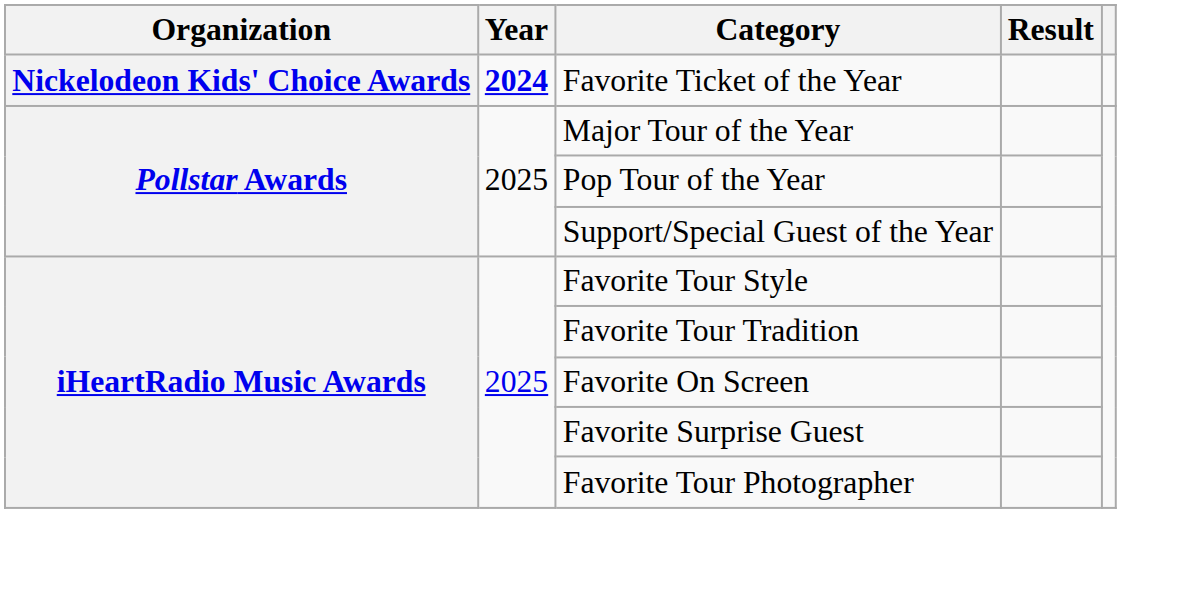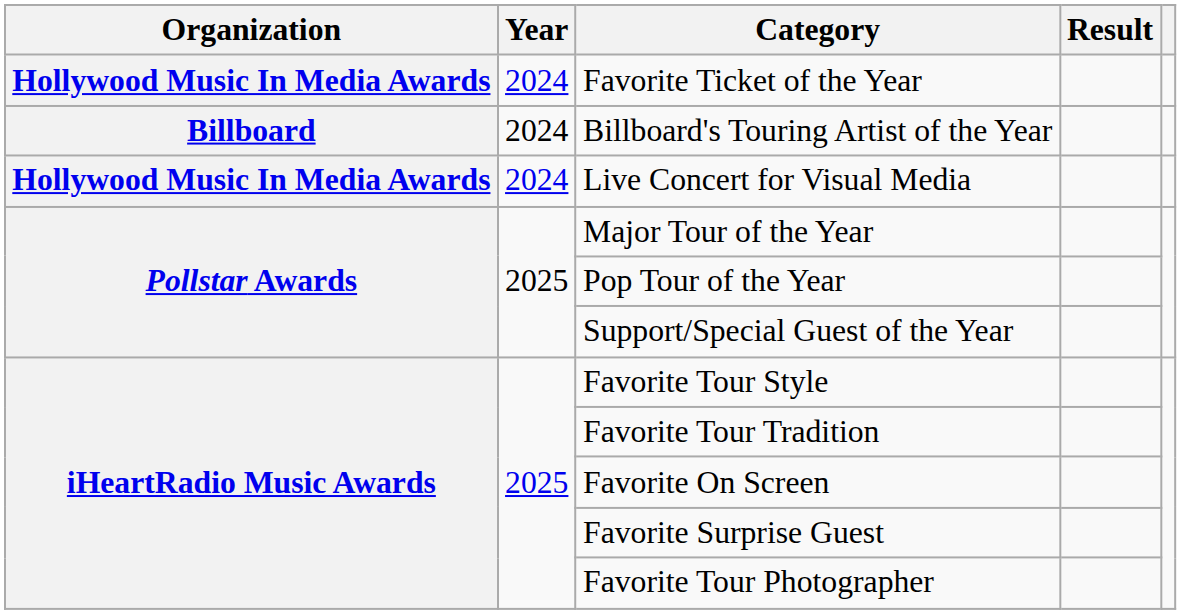(241, 79) Nickelodeon Kids' Choice Awards -> (251, 79) Hollywood Music In Media Awards
(517, 79) bold -> (537, 79) normal
+ row: (818, 130)
+ row: (777, 180)
